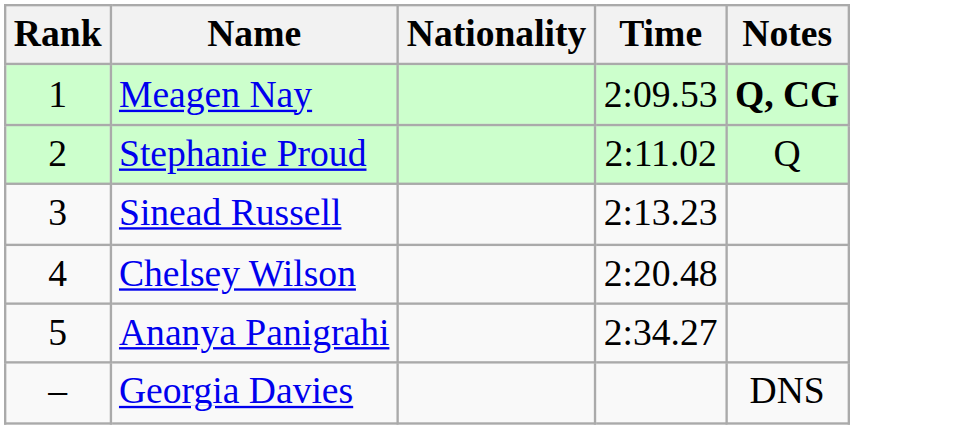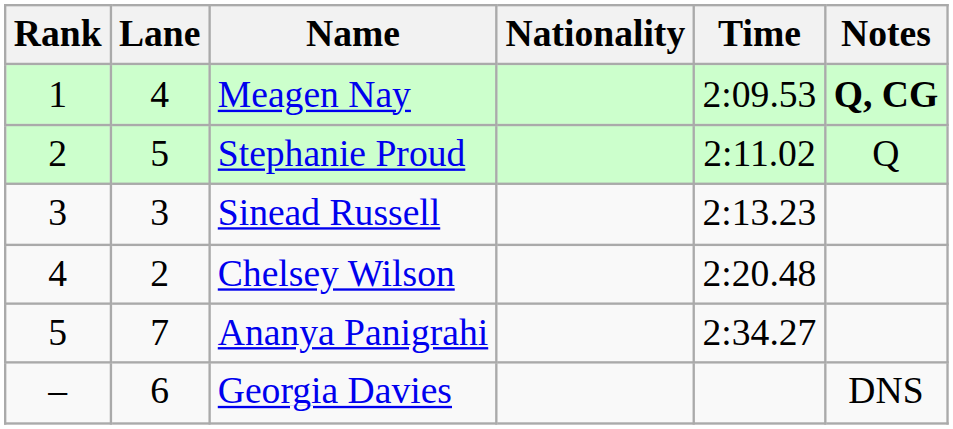+ column: (160, 34)
